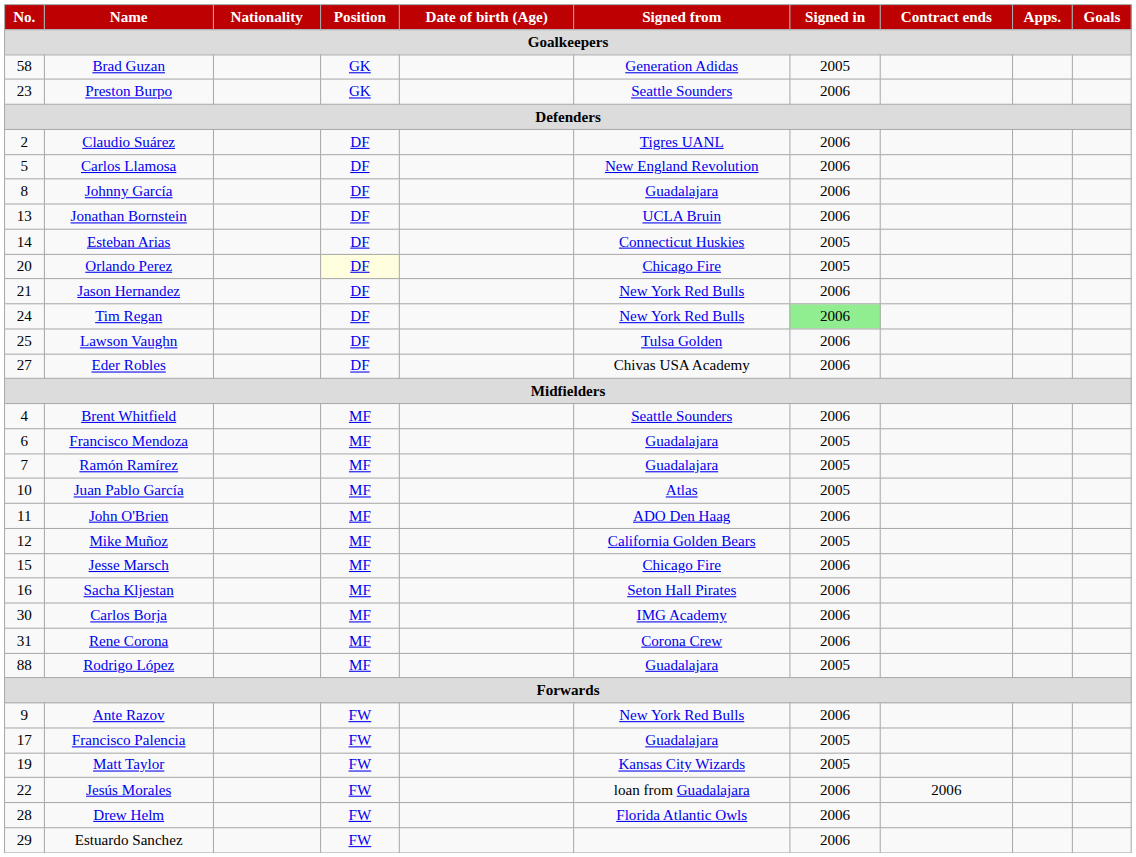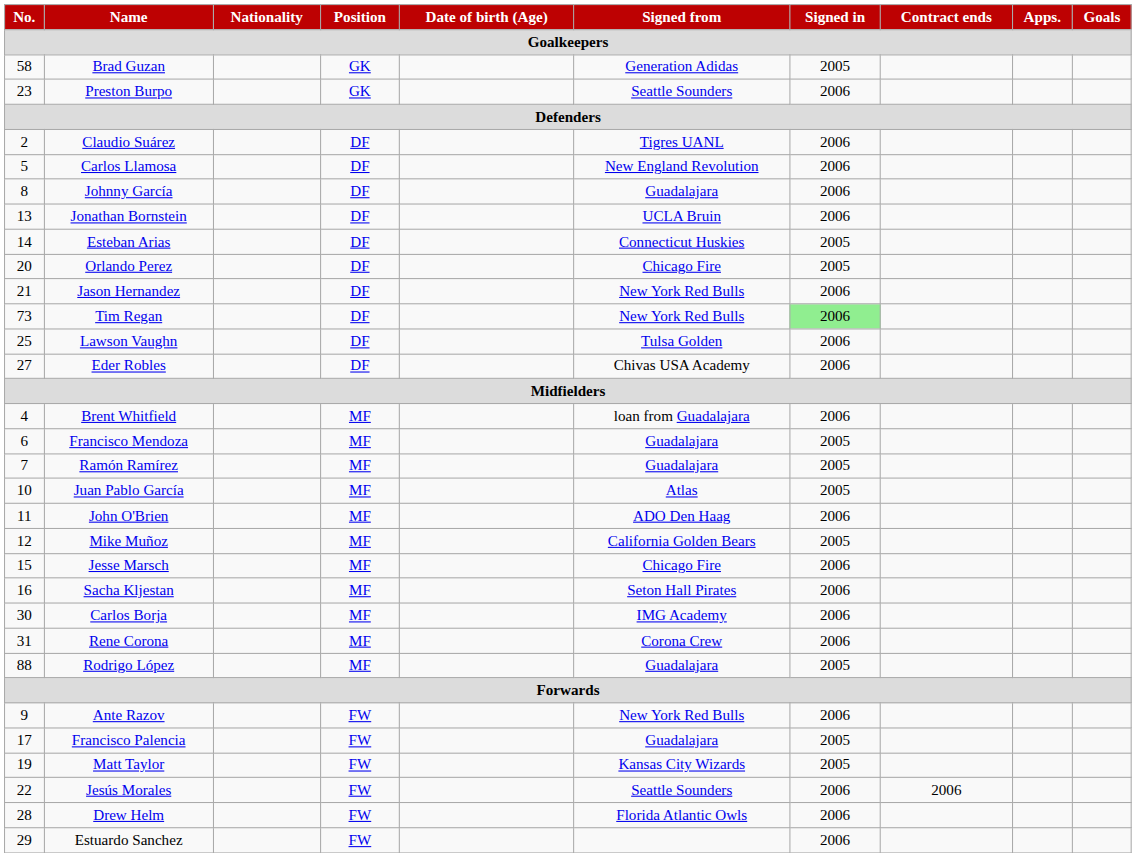(360, 266) lightyellow background -> (360, 266) no background
(24, 316) 24 -> (24, 316) 73
(682, 416) Seattle Sounders -> (682, 416) loan from Guadalajara
(682, 790) loan from Guadalajara -> (682, 790) Seattle Sounders
